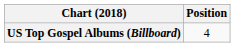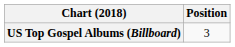(207, 32) 4 -> (207, 32) 3
